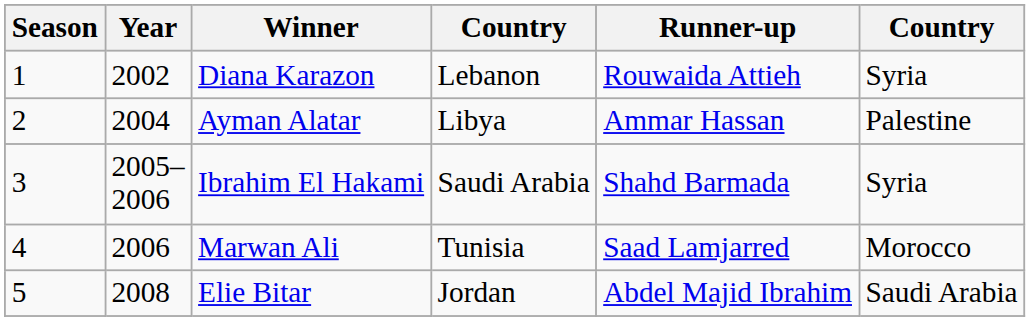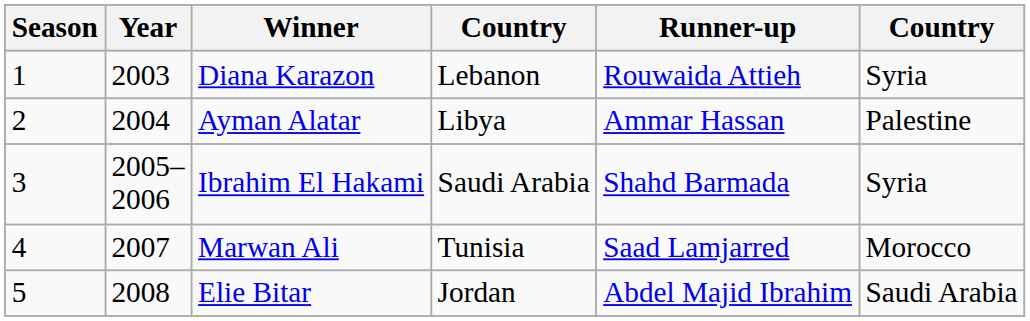(141, 74) 2002 -> (141, 74) 2003
(141, 246) 2006 -> (141, 246) 2007
